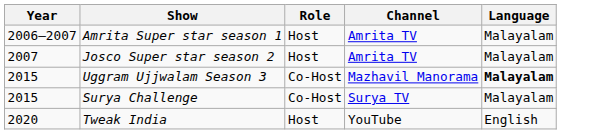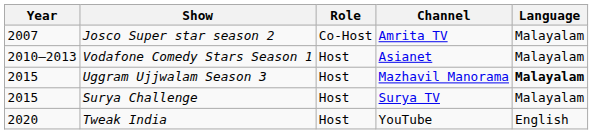- row: (182, 36)
(303, 56) Host -> (346, 36) Co-Host
+ row: (198, 56)
(315, 77) Co-Host -> (334, 77) Host
(315, 98) Co-Host -> (334, 98) Host
